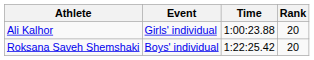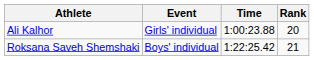(293, 47) 20 -> (293, 47) 21
